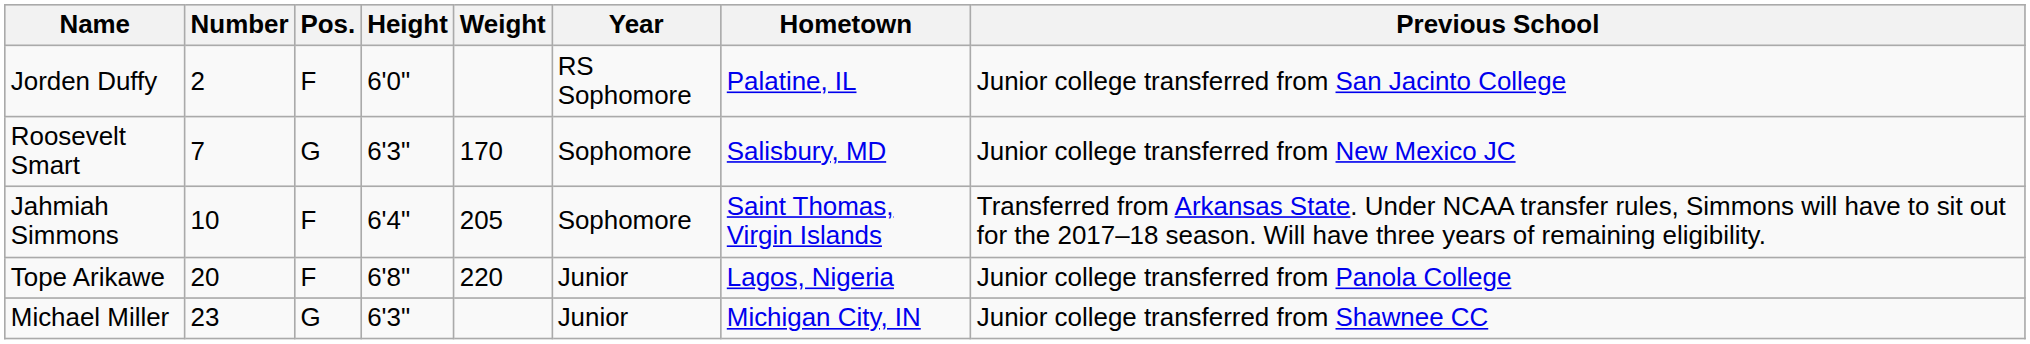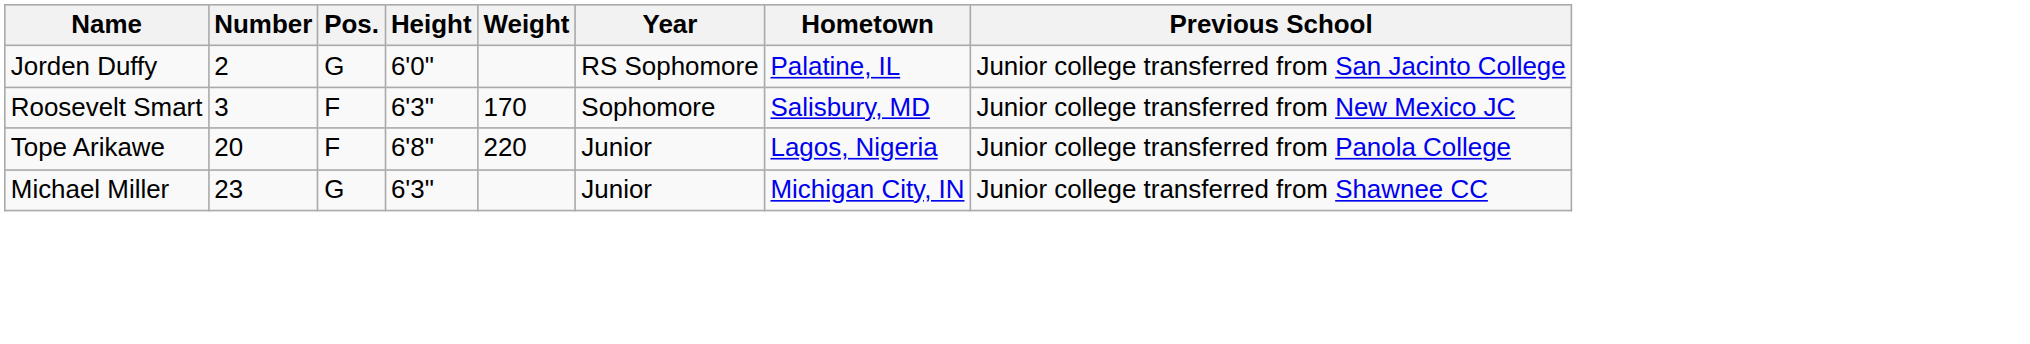(308, 80) F -> (334, 66) G
(198, 151) 7 -> (222, 107) 3
(311, 151) G -> (332, 107) F
- row: (65, 221)
